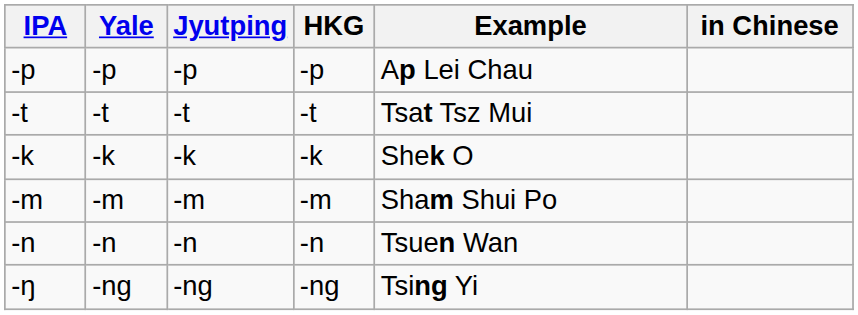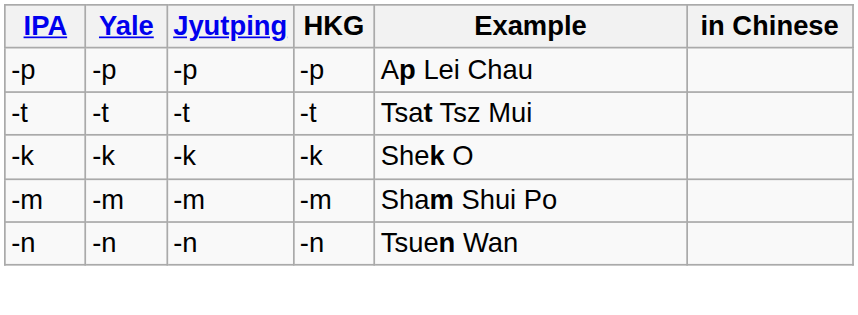- row: (23, 286)
